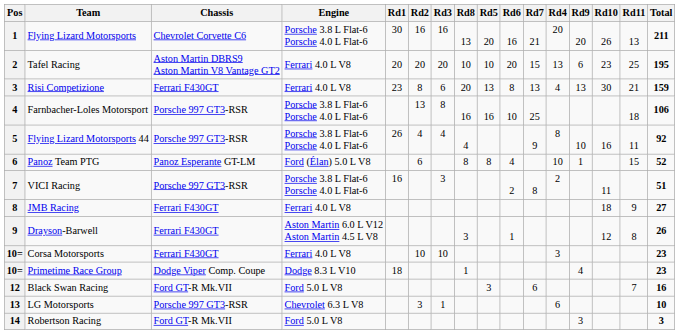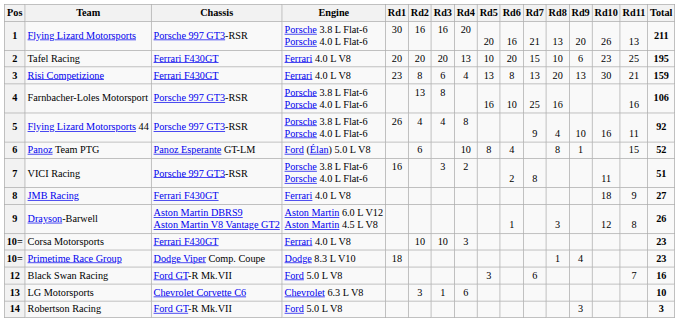columns swapped: (558, 13) <-> (466, 13)
(200, 36) Chevrolet Corvette C6 -> (201, 36) Porsche 997 GT3-RSR
(217, 65) Aston Martin DBRS9 Aston Martin V8 Vantage GT2 -> (186, 59) Ferrari F430GT
(634, 110) 18 -> (634, 98) 16
(186, 231) Ferrari F430GT -> (217, 219) Aston Martin DBRS9 Aston Martin V8 Vantage GT2
(201, 304) Porsche 997 GT3-RSR -> (200, 292) Chevrolet Corvette C6
